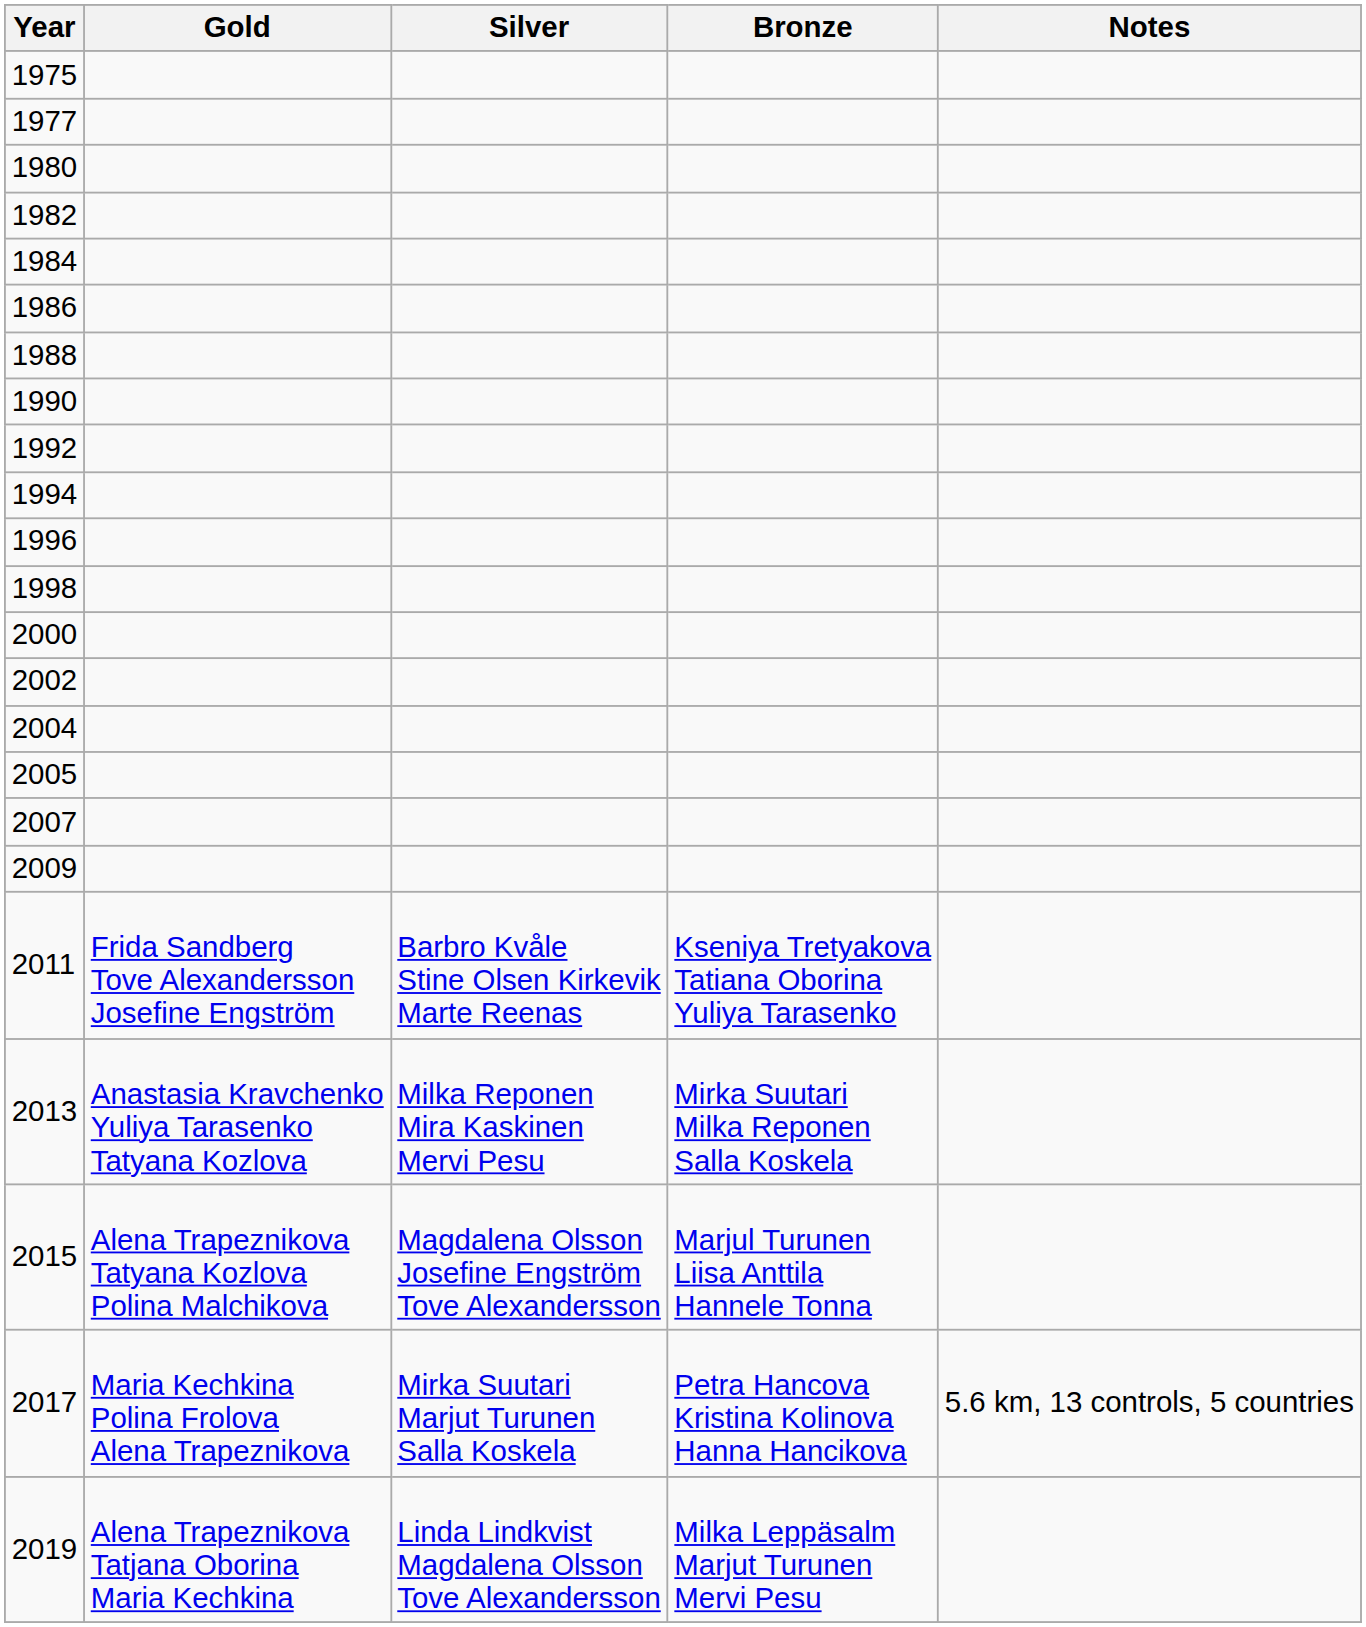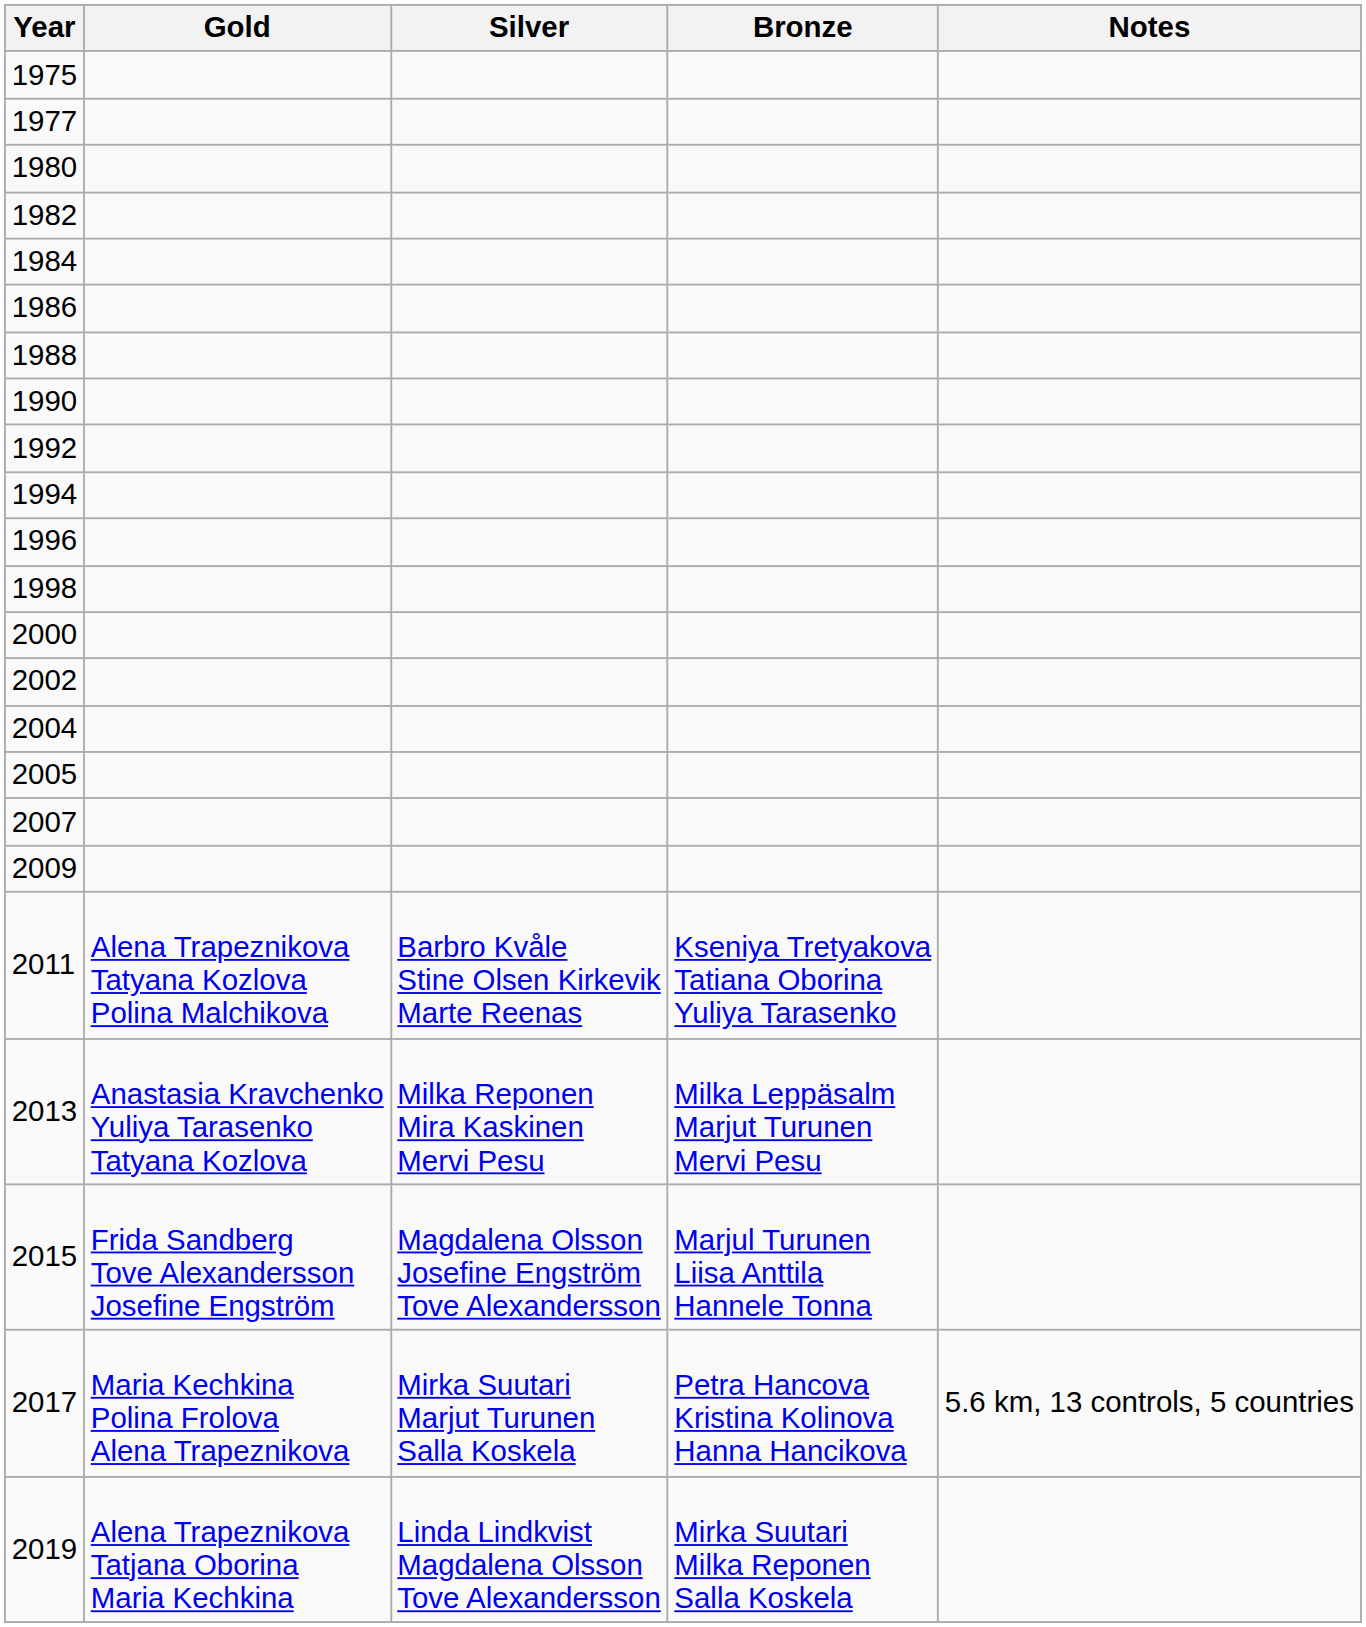(223, 981) Frida Sandberg Tove Alexandersson Josefine Engström -> (220, 981) Alena Trapeznikova Tatyana Kozlova Polina Malchikova
(773, 1127) Mirka Suutari Milka Reponen Salla Koskela -> (785, 1127) Milka Leppäsalm Marjut Turunen Mervi Pesu
(220, 1273) Alena Trapeznikova Tatyana Kozlova Polina Malchikova -> (223, 1273) Frida Sandberg Tove Alexandersson Josefine Engström
(785, 1565) Milka Leppäsalm Marjut Turunen Mervi Pesu -> (773, 1565) Mirka Suutari Milka Reponen Salla Koskela
